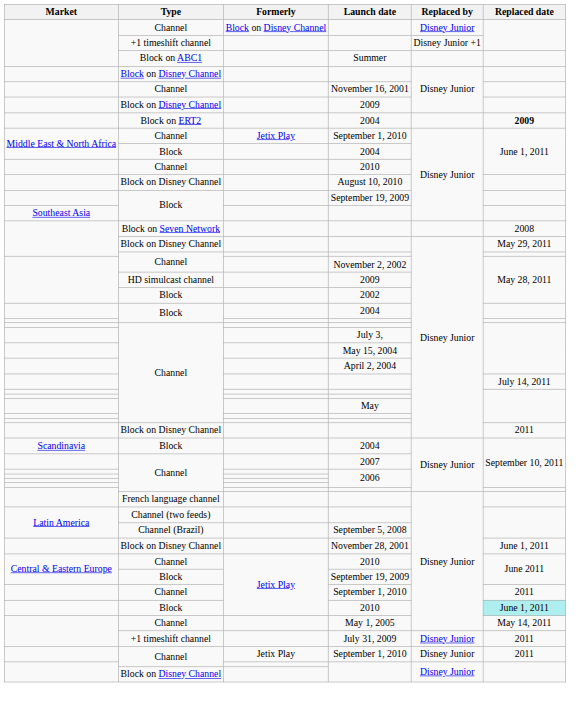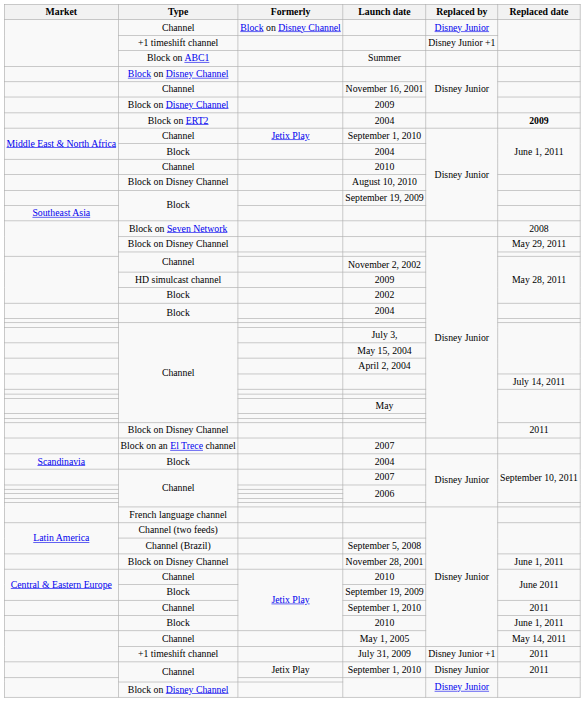+ row: (178, 446)
(524, 607) paleturquoise background -> (539, 623) no background
(447, 638) Disney Junior -> (462, 654) Disney Junior +1
